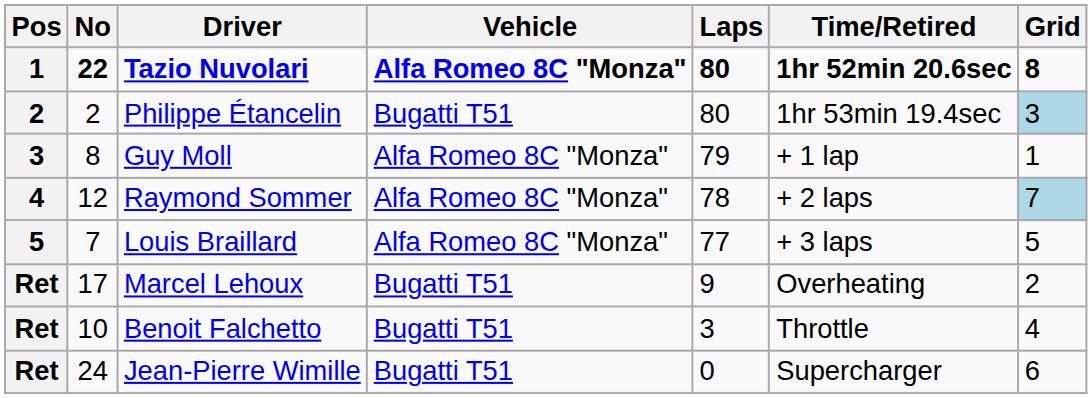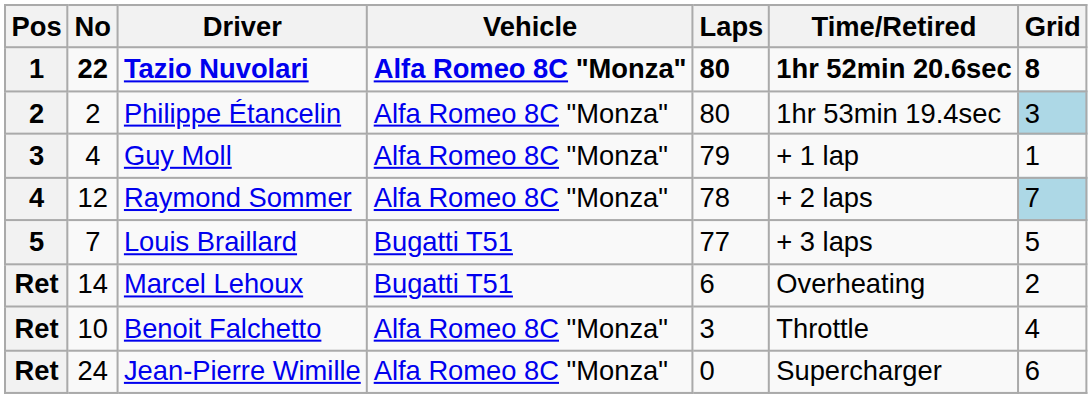(443, 112) Bugatti T51 -> (521, 112) Alfa Romeo 8C "Monza"
(93, 155) 8 -> (93, 155) 4
(521, 242) Alfa Romeo 8C "Monza" -> (443, 242) Bugatti T51
(93, 285) 17 -> (93, 285) 14
(707, 285) 9 -> (707, 285) 6
(443, 328) Bugatti T51 -> (521, 328) Alfa Romeo 8C "Monza"
(443, 371) Bugatti T51 -> (521, 371) Alfa Romeo 8C "Monza"
